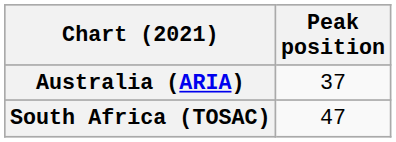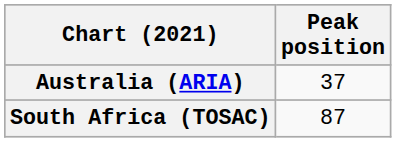(333, 118) 47 -> (333, 118) 87
